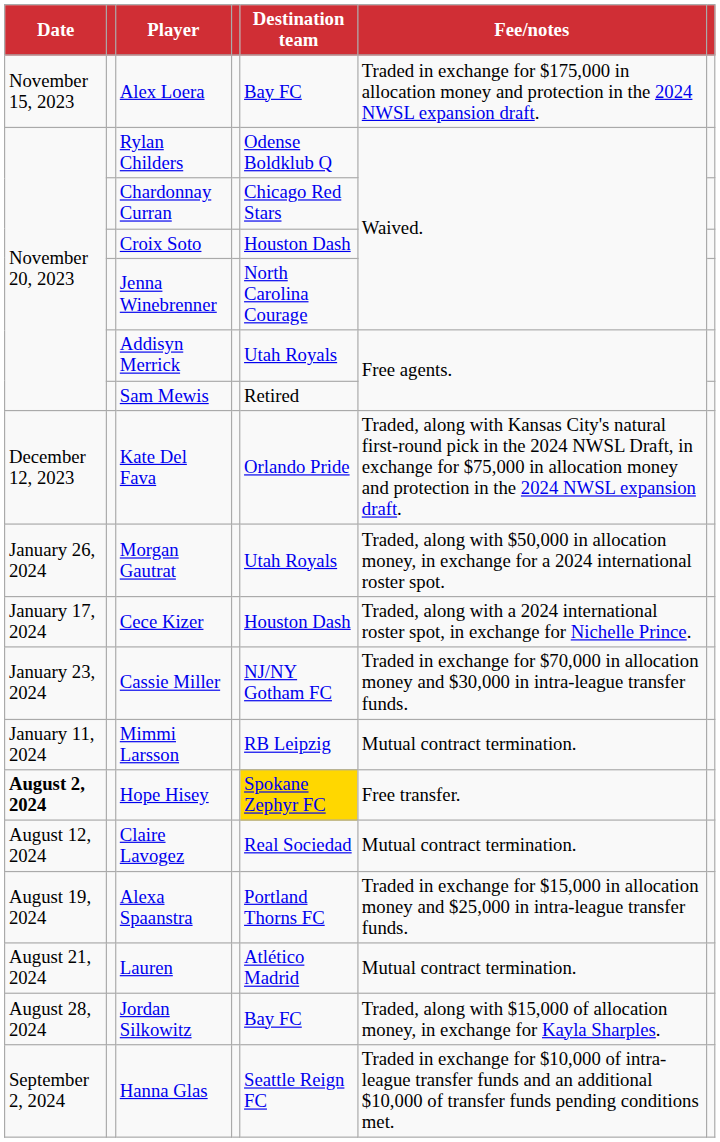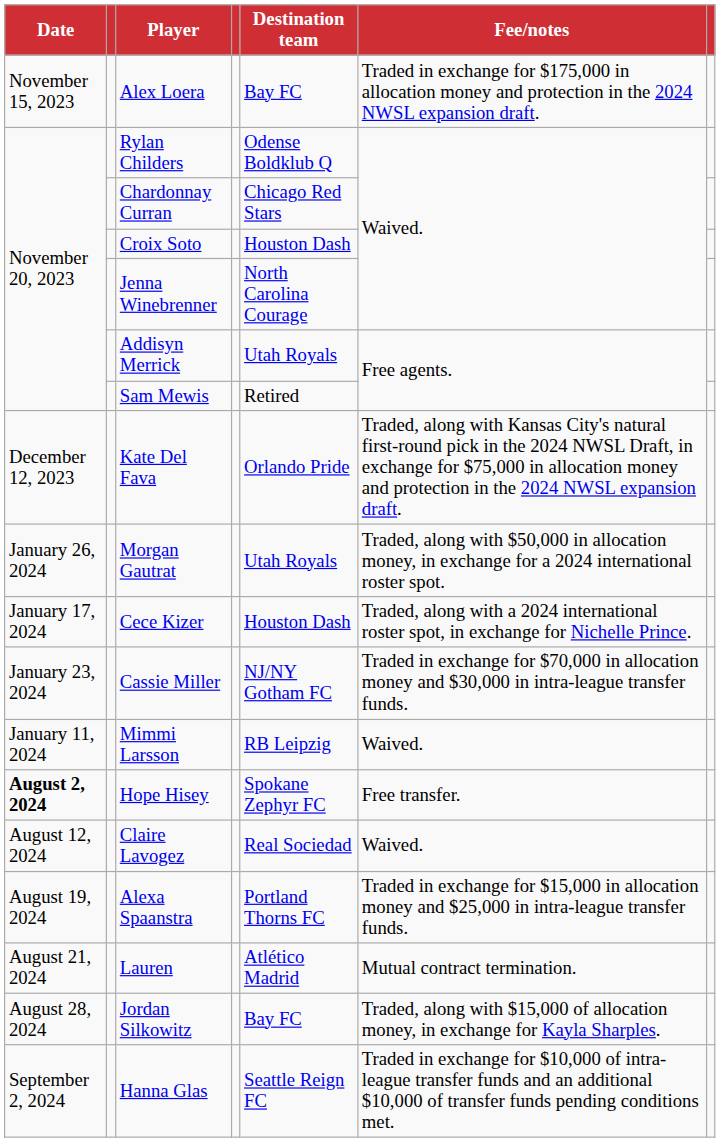(469, 744) Mutual contract termination. -> (392, 744) Waived.
(285, 794) gold background -> (285, 794) no background
(469, 845) Mutual contract termination. -> (392, 845) Waived.
